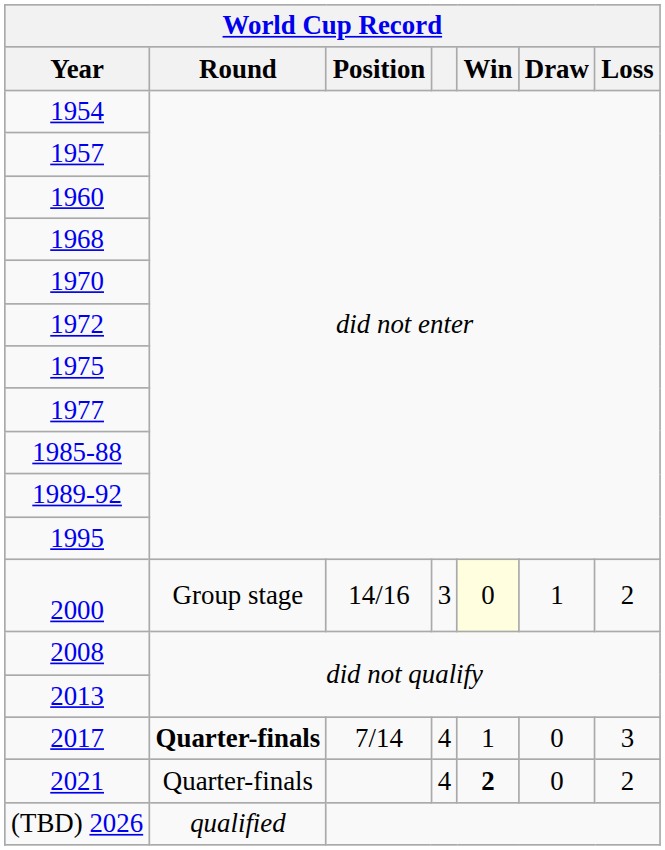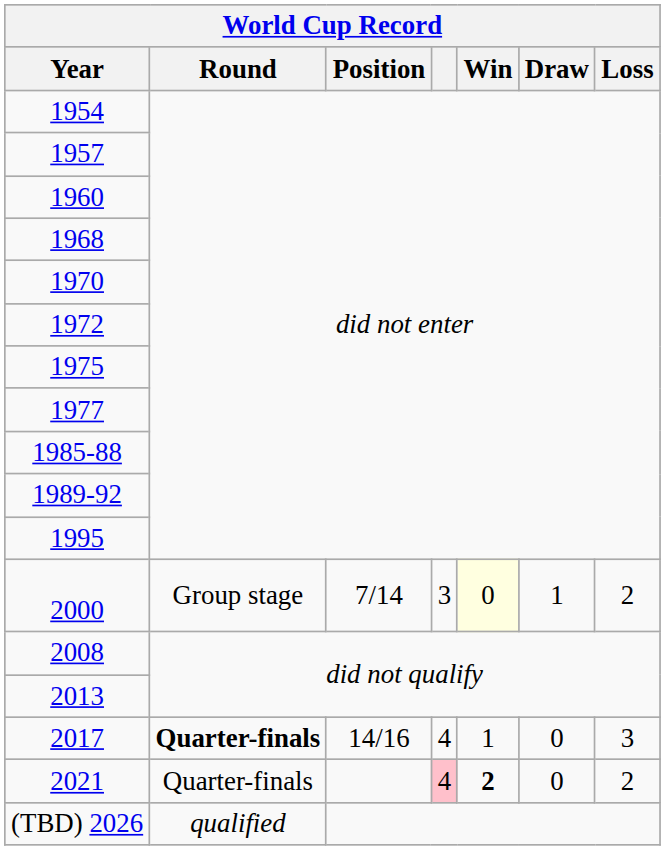(379, 595) 14/16 -> (379, 595) 7/14
(379, 738) 7/14 -> (379, 738) 14/16
(444, 780) no background -> (444, 780) pink background
